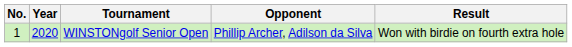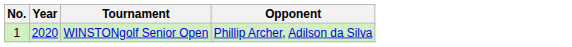- column: (471, 14)
